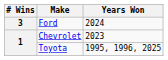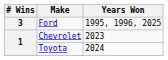(95, 24) 2024 -> (123, 24) 1995, 1996, 2025
(123, 49) 1995, 1996, 2025 -> (95, 49) 2024
